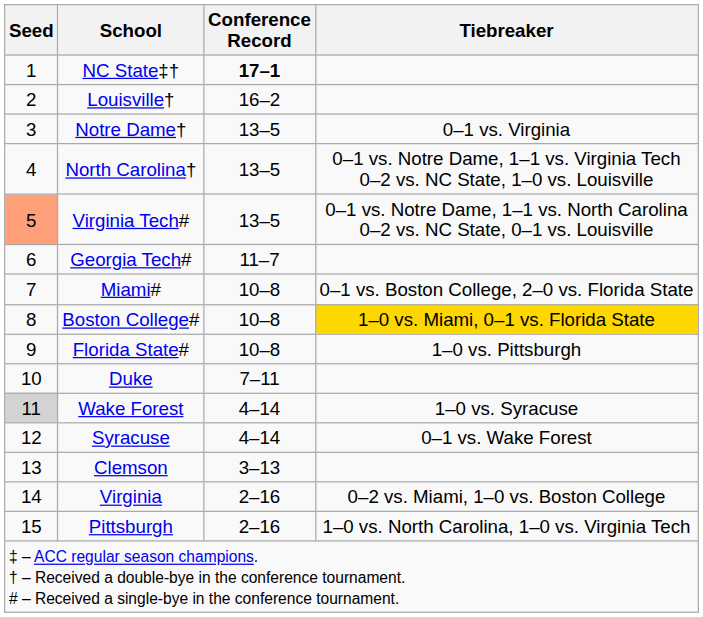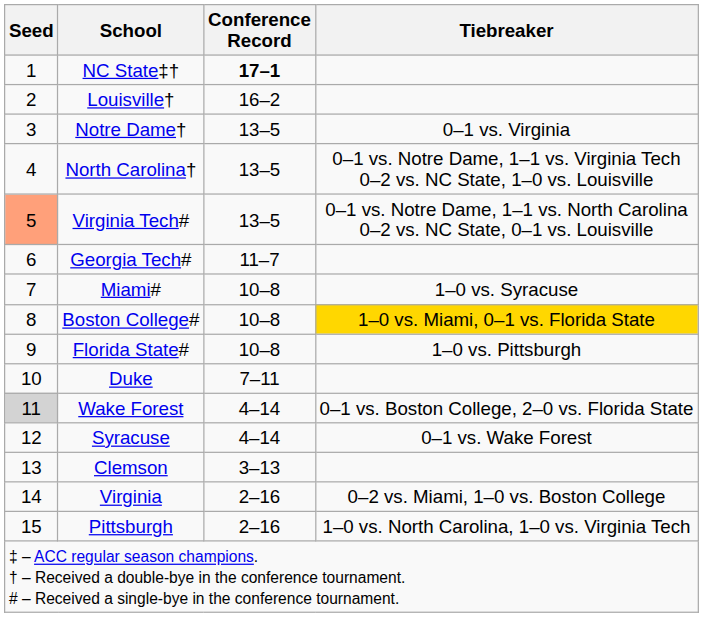(506, 290) 0–1 vs. Boston College, 2–0 vs. Florida State -> (506, 290) 1–0 vs. Syracuse
(506, 408) 1–0 vs. Syracuse -> (506, 408) 0–1 vs. Boston College, 2–0 vs. Florida State
